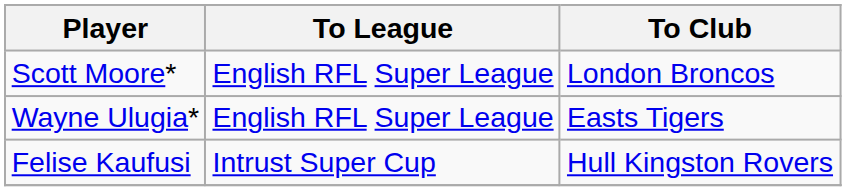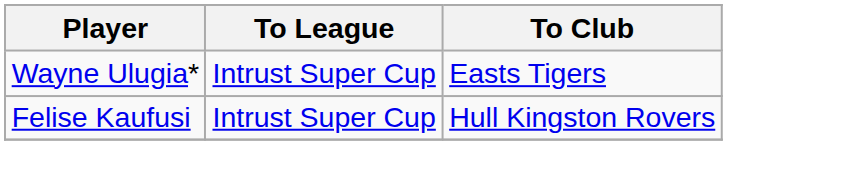- row: (94, 73)
(383, 118) English RFL Super League -> (324, 73) Intrust Super Cup
